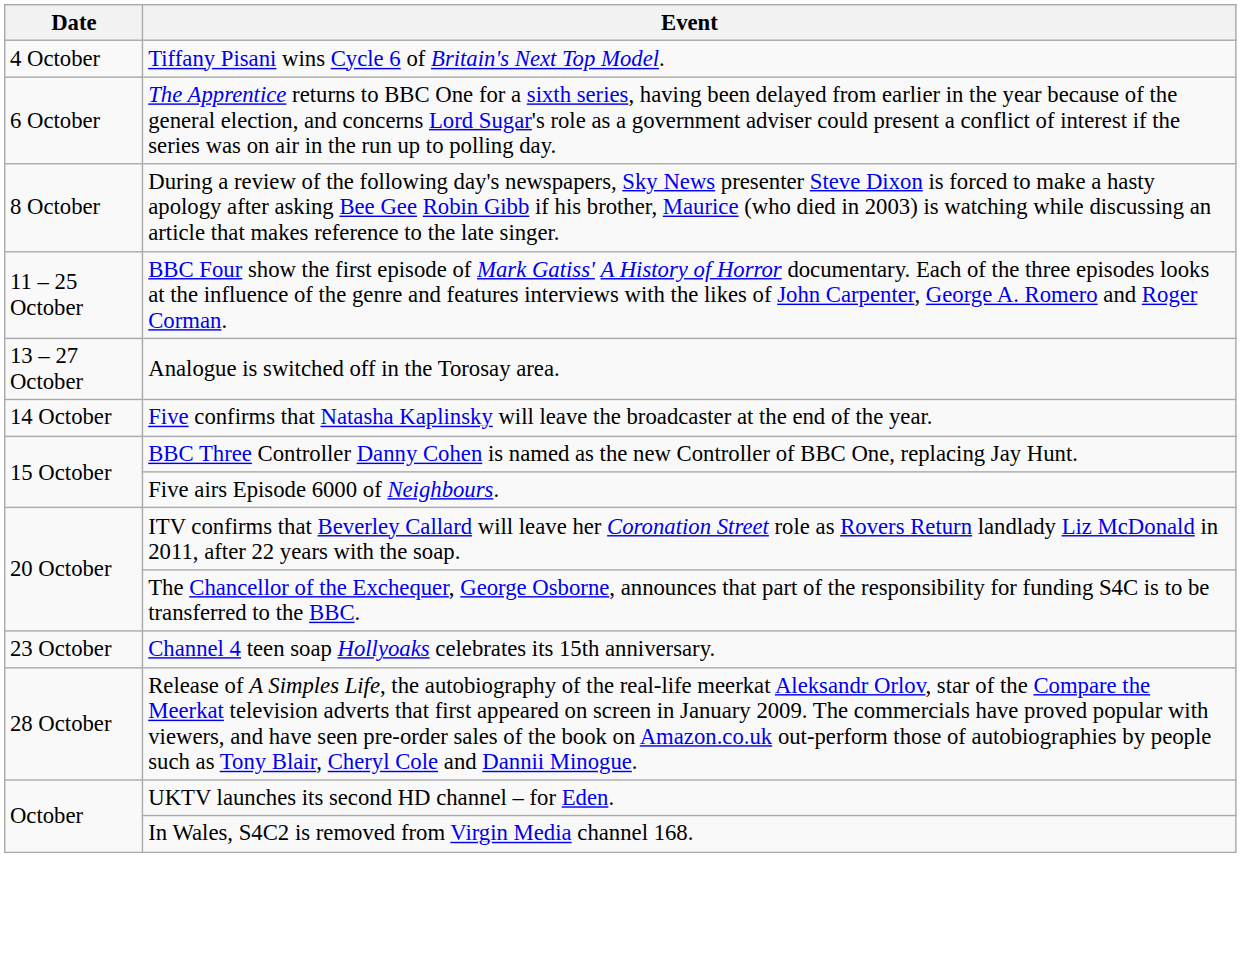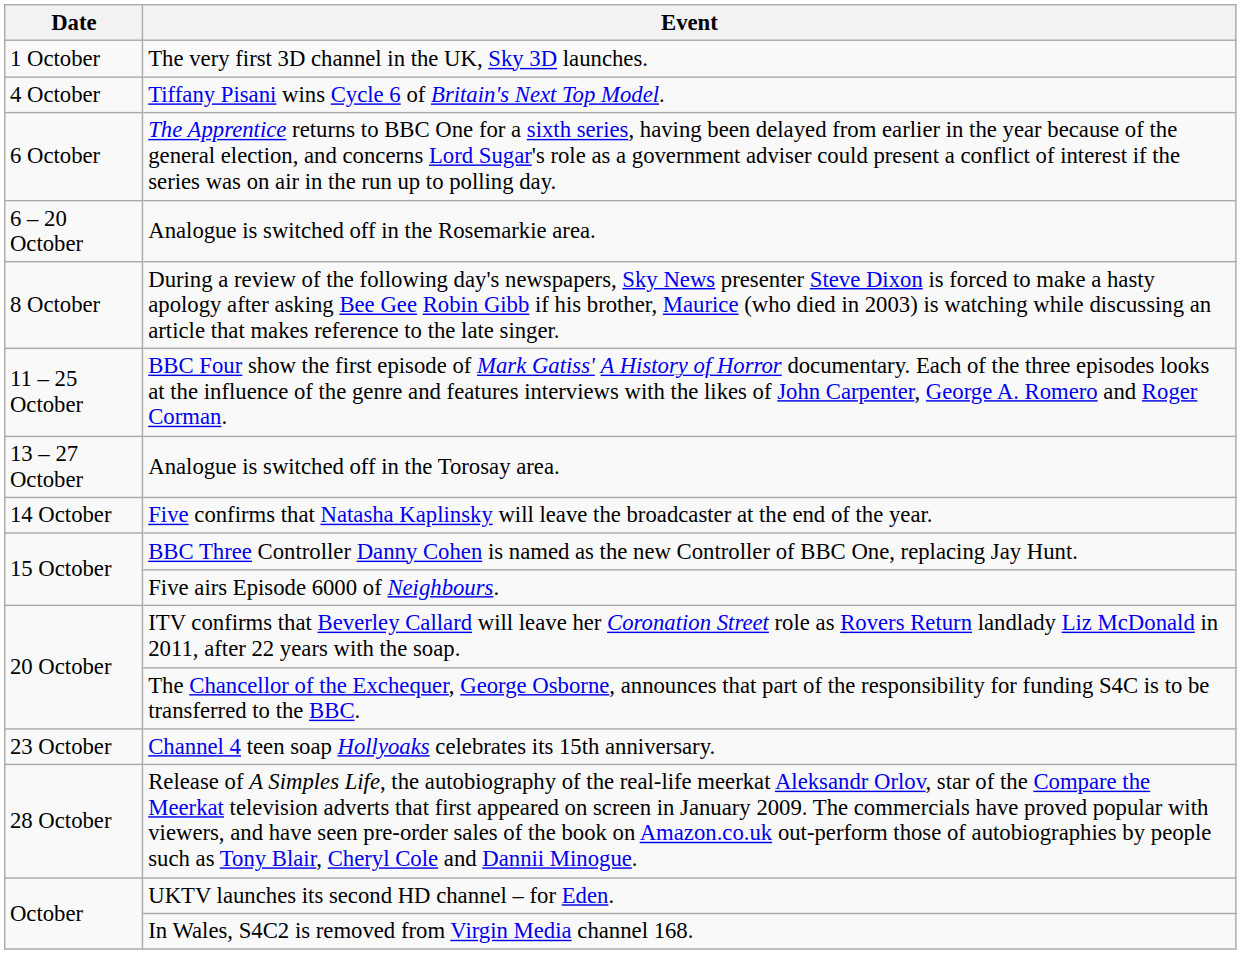+ row: (398, 58)
+ row: (372, 230)
